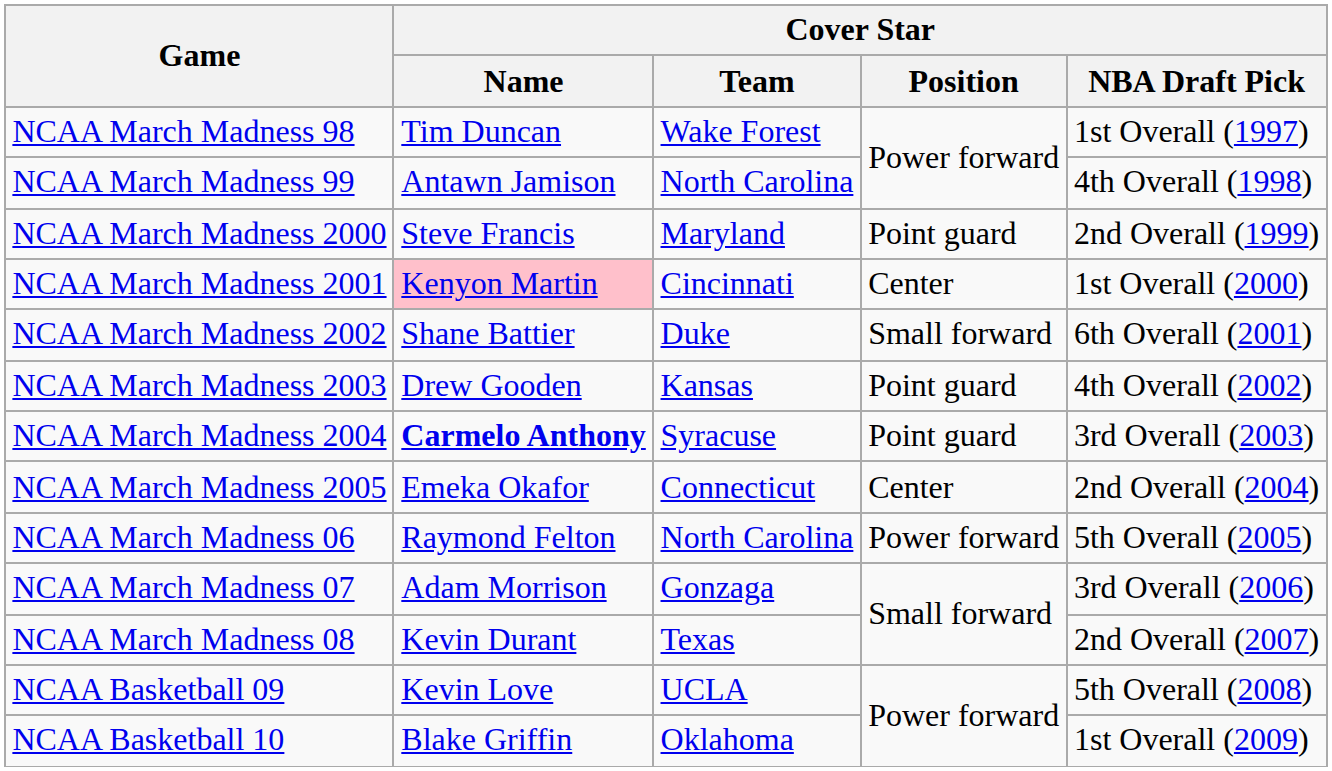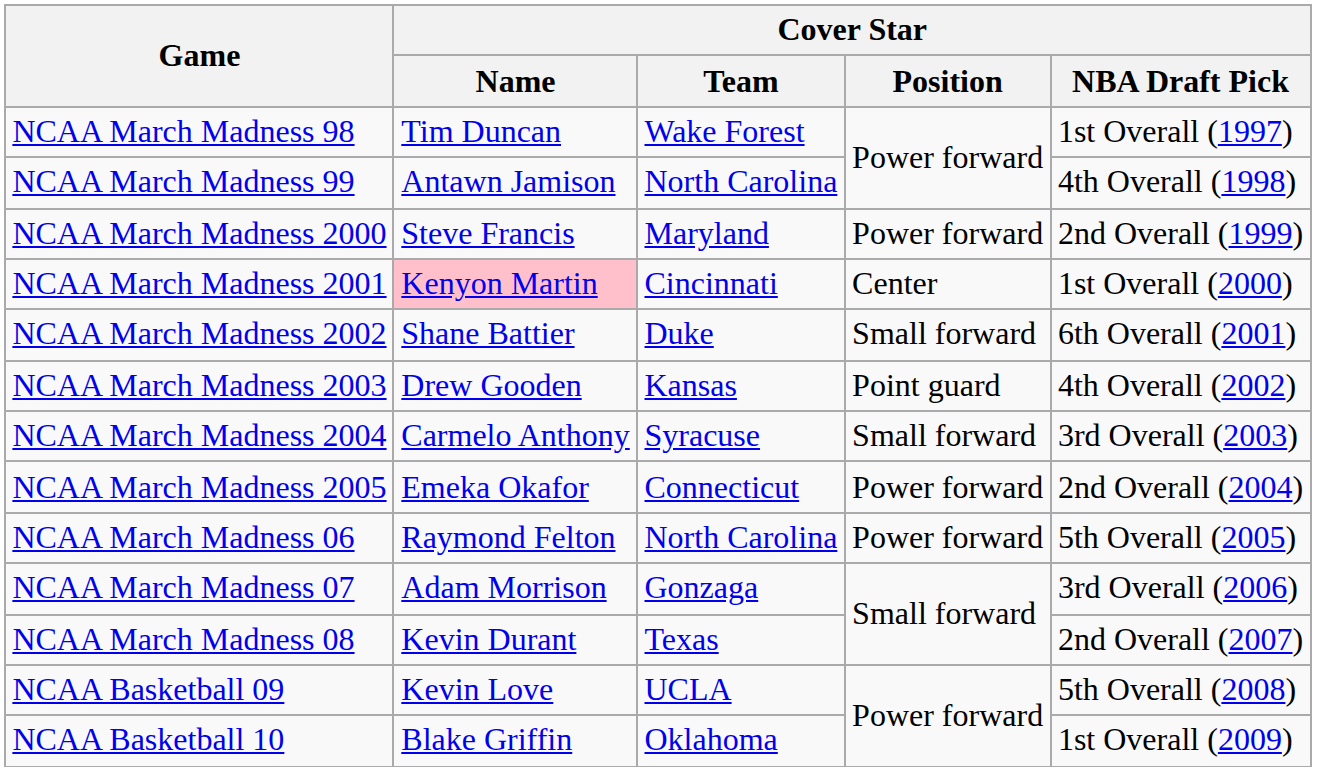(942, 232) Point guard -> (948, 232) Power forward
(524, 435) bold -> (516, 435) normal
(942, 435) Point guard -> (944, 435) Small forward
(911, 486) Center -> (948, 486) Power forward
